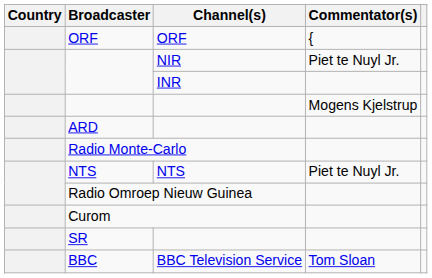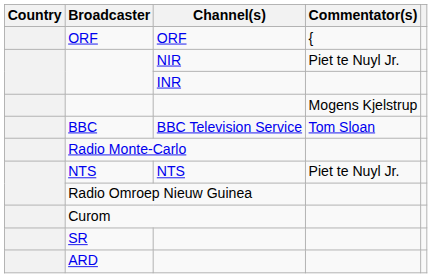rows swapped: (83, 127) <-> (83, 261)
